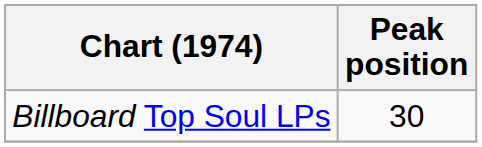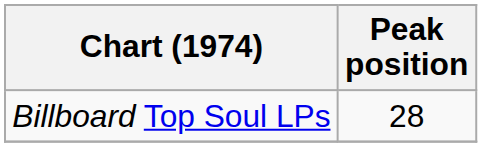(407, 115) 30 -> (407, 115) 28
